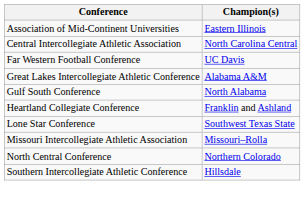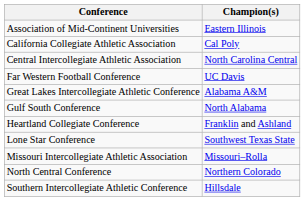+ row: (91, 44)
